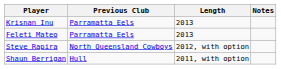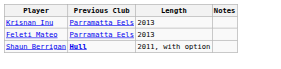- row: (32, 46)
(78, 58) normal -> (78, 46) bold
